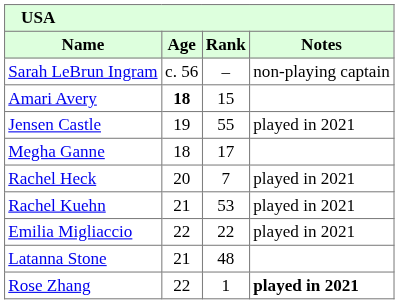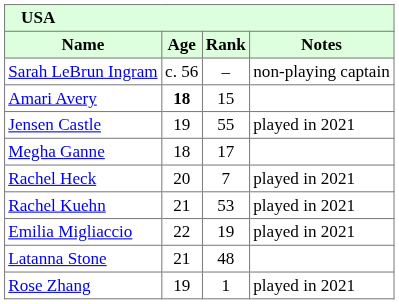(226, 231) 22 -> (226, 231) 19
(182, 285) 22 -> (182, 285) 19
(306, 285) bold -> (304, 285) normal
